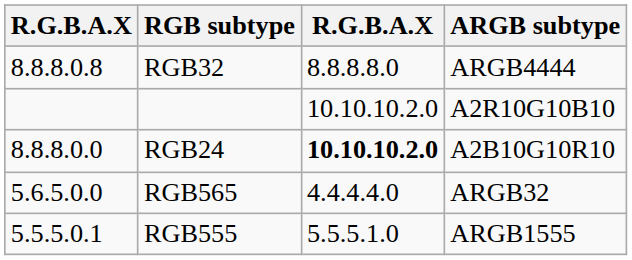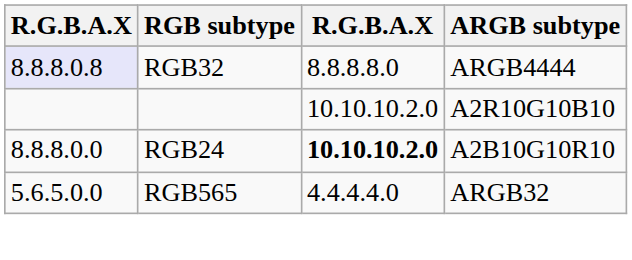(57, 67) no background -> (57, 67) lavender background
- row: (191, 233)
